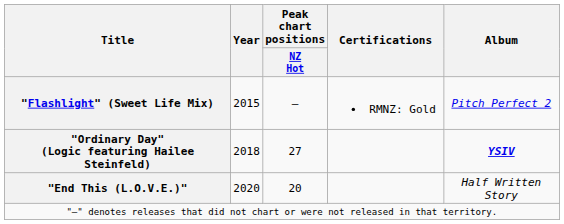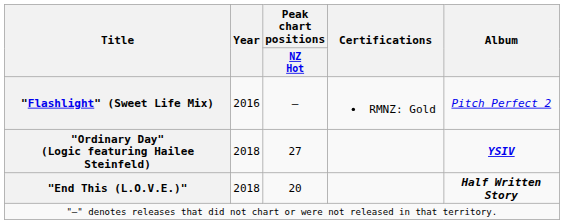(247, 103) 2015 -> (247, 103) 2016
(247, 188) 2020 -> (247, 188) 2018
(501, 188) normal -> (501, 188) bold
